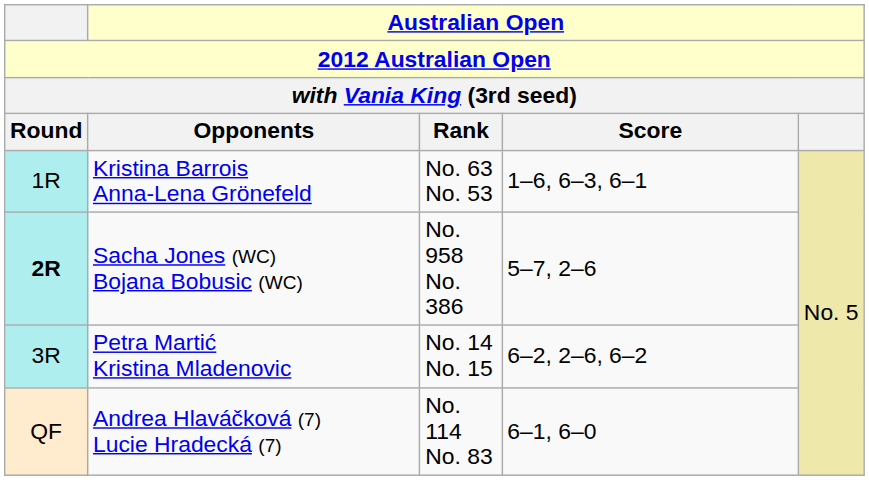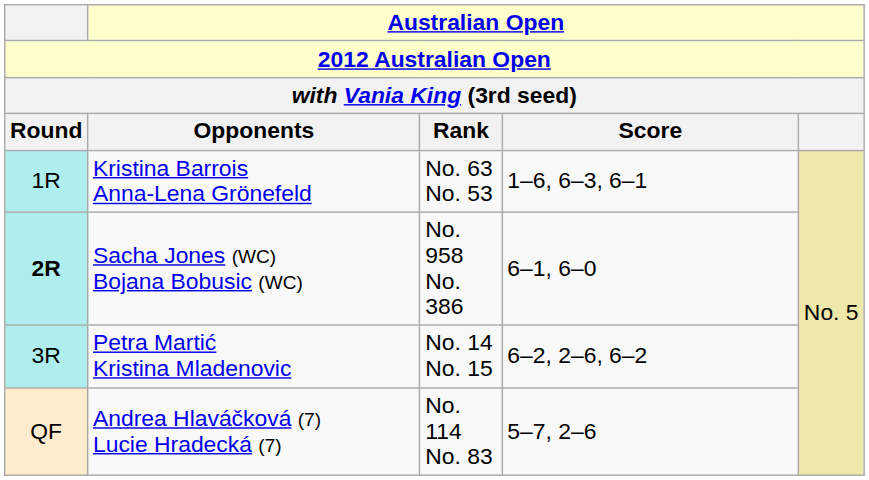(552, 268) 5–7, 2–6 -> (552, 268) 6–1, 6–0
(552, 431) 6–1, 6–0 -> (552, 431) 5–7, 2–6
